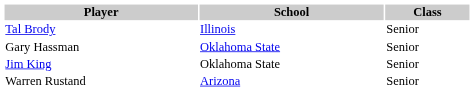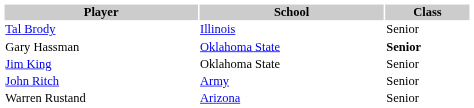(403, 46) normal -> (404, 46) bold
+ row: (32, 81)
